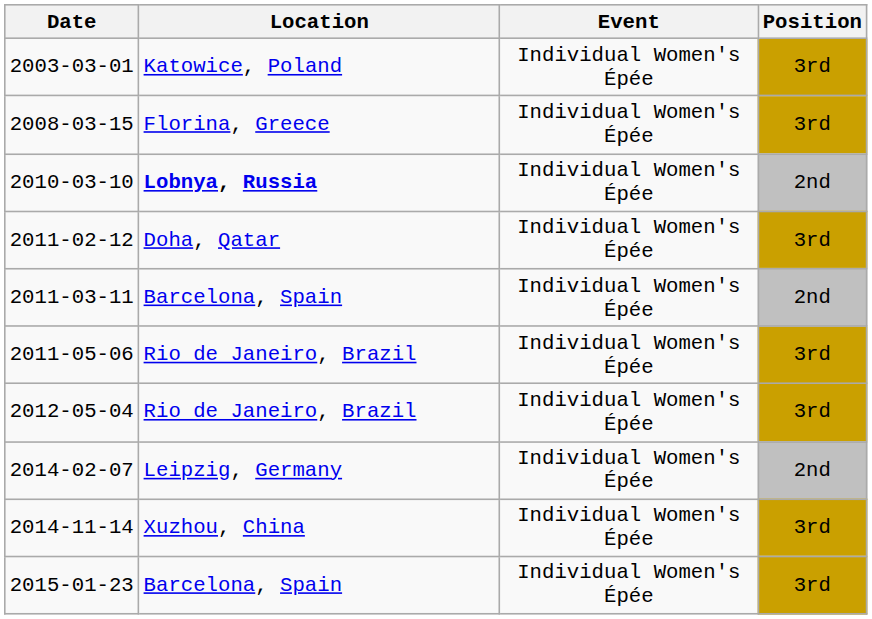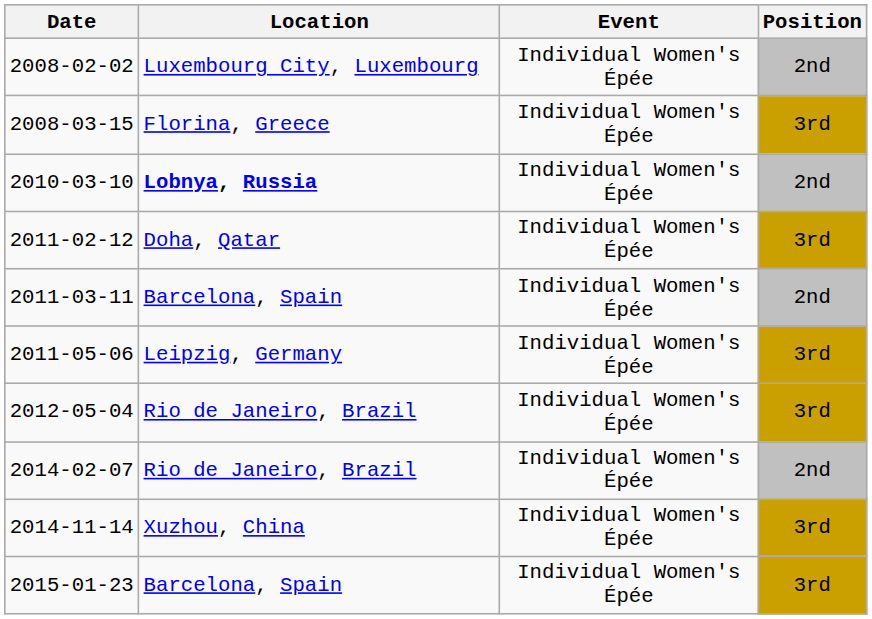- row: (72, 67)
+ row: (72, 67)
(280, 355) Rio de Janeiro, Brazil -> (243, 355) Leipzig, Germany
(243, 470) Leipzig, Germany -> (280, 470) Rio de Janeiro, Brazil
